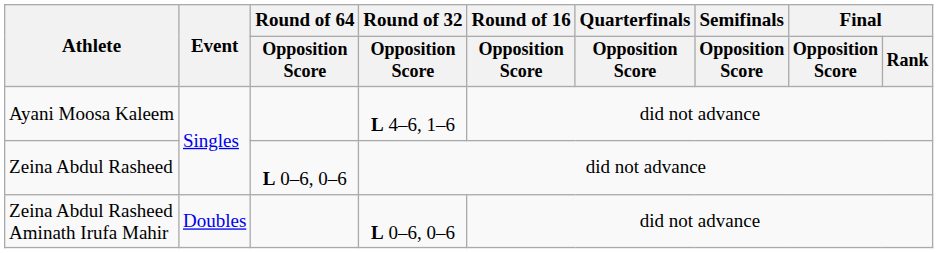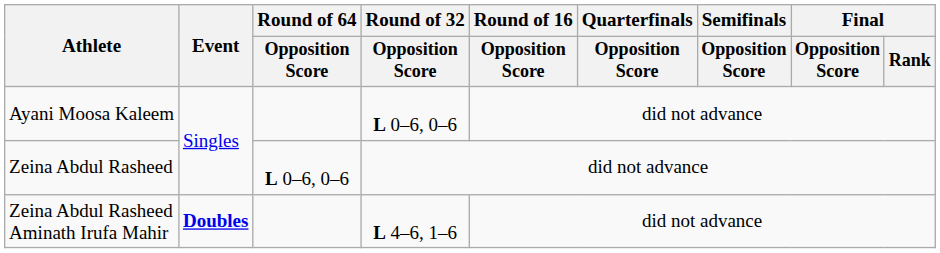(413, 125) L 4–6, 1–6 -> (415, 125) L 0–6, 0–6
(215, 221) normal -> (216, 221) bold
(413, 232) L 0–6, 0–6 -> (415, 232) L 4–6, 1–6
